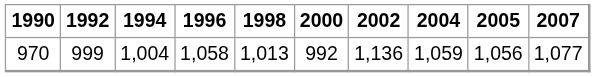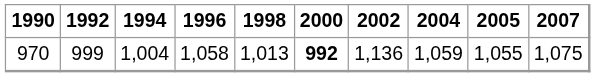(321, 53) normal -> (321, 53) bold
(498, 53) 1,056 -> (498, 53) 1,055
(558, 53) 1,077 -> (558, 53) 1,075
